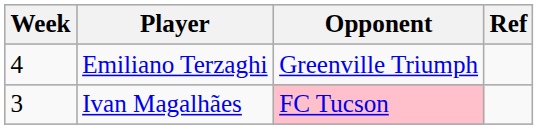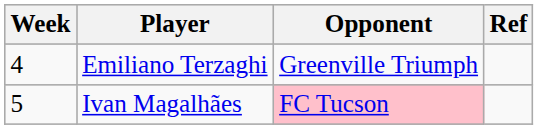(17, 104) 3 -> (17, 104) 5
